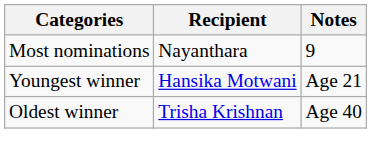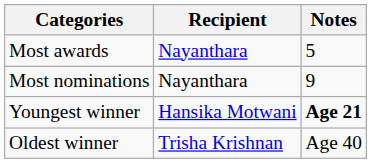+ row: (59, 50)
(334, 81) normal -> (334, 111) bold
